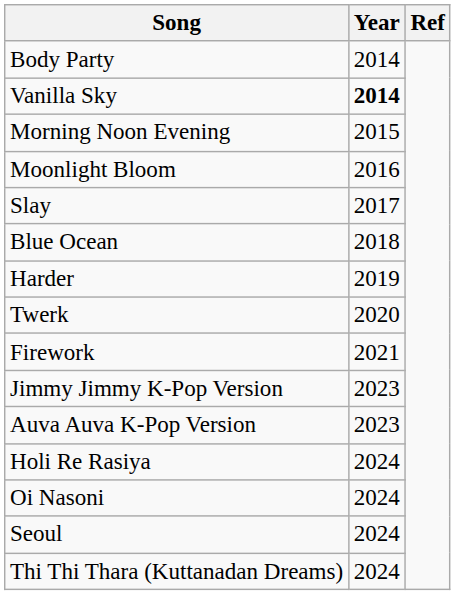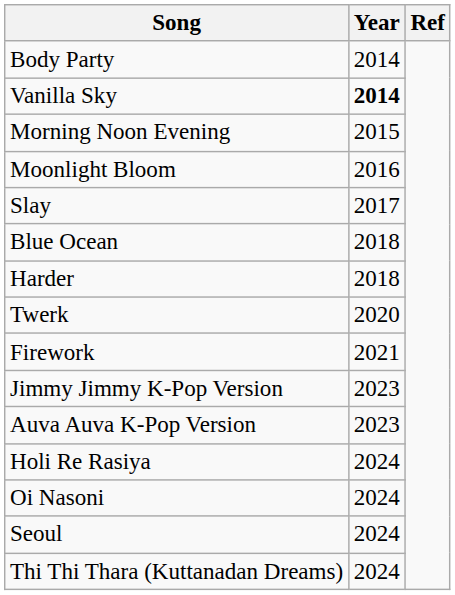(377, 278) 2019 -> (377, 278) 2018
